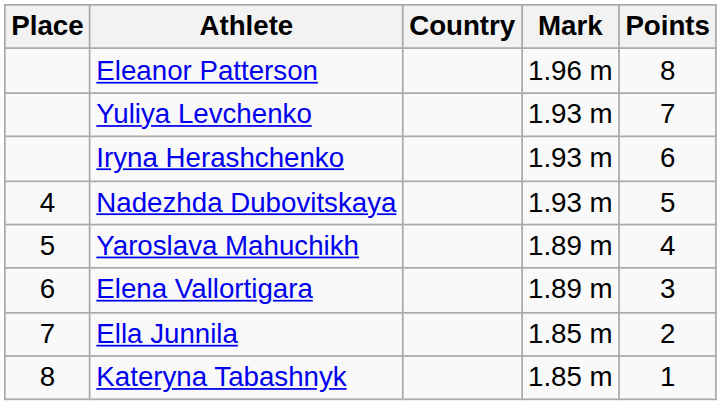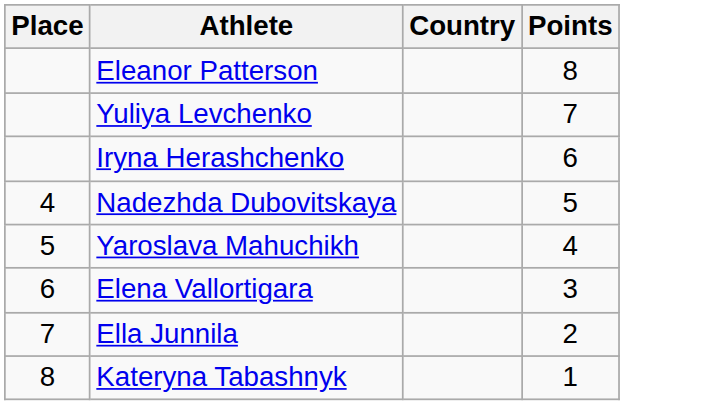- column: (570, 26)
